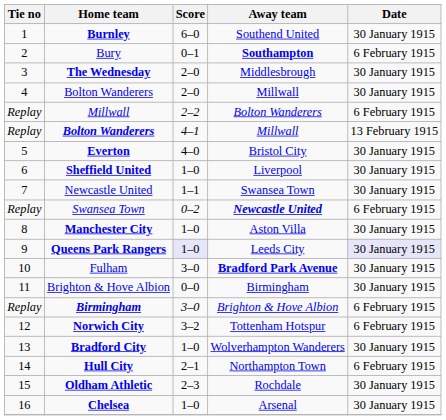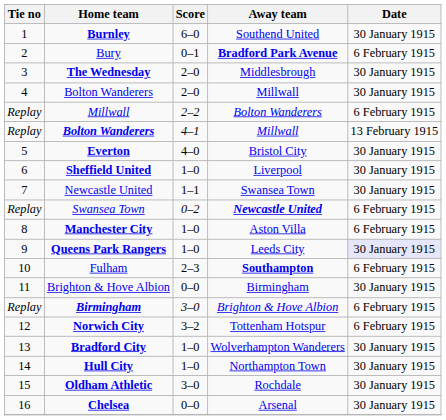(278, 53) Southampton -> (278, 53) Bradford Park Avenue
(394, 229) 30 January 1915 -> (394, 229) 6 February 1915
(190, 248) lavender background -> (190, 248) no background
(190, 268) 3–0 -> (190, 268) 2–3
(278, 268) Bradford Park Avenue -> (278, 268) Southampton
(394, 268) 30 January 1915 -> (394, 268) 6 February 1915
(190, 365) 2–1 -> (190, 365) 1–0
(394, 365) 6 February 1915 -> (394, 365) 30 January 1915
(190, 385) 2–3 -> (190, 385) 3–0
(190, 405) 1–0 -> (190, 405) 0–0
